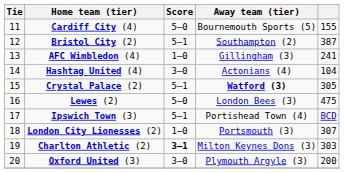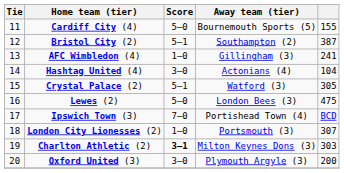(257, 86) bold -> (257, 86) normal
(180, 116) 5–1 -> (180, 116) 7–0
